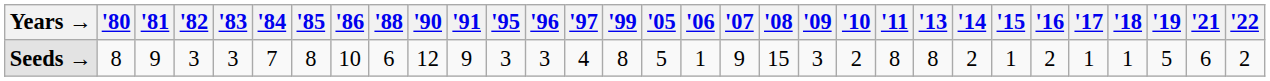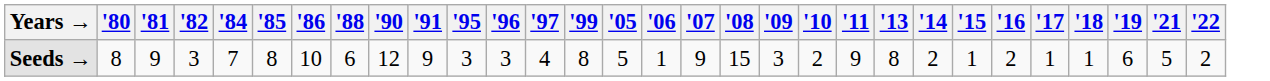- column: (233, 22)
(895, 57) 8 -> (856, 57) 9
(1167, 57) 5 -> (1128, 57) 6
(1206, 57) 6 -> (1167, 57) 5
